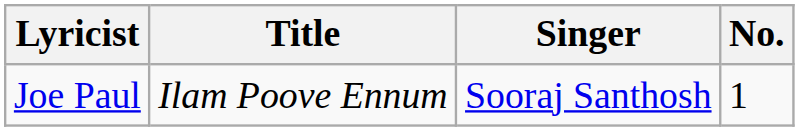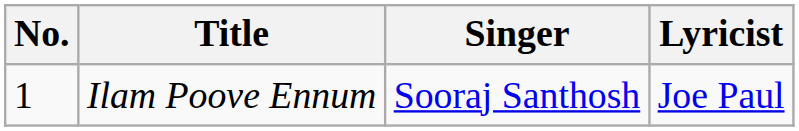columns swapped: (757, 34) <-> (77, 34)
